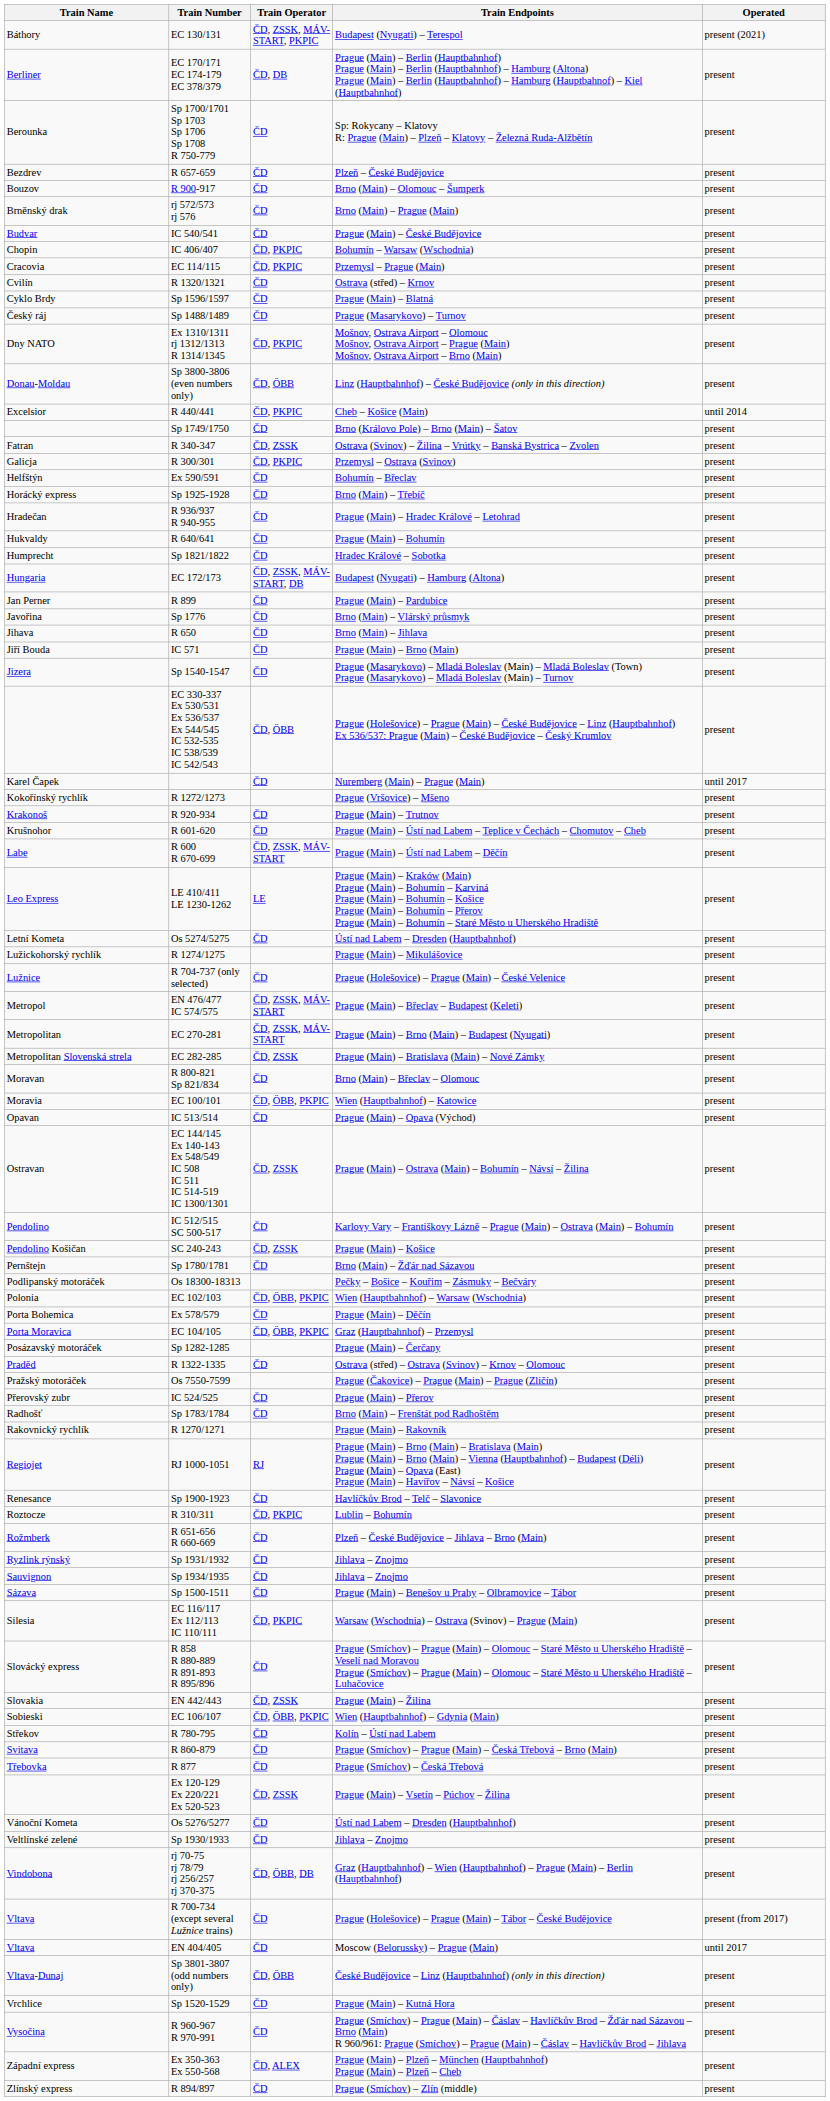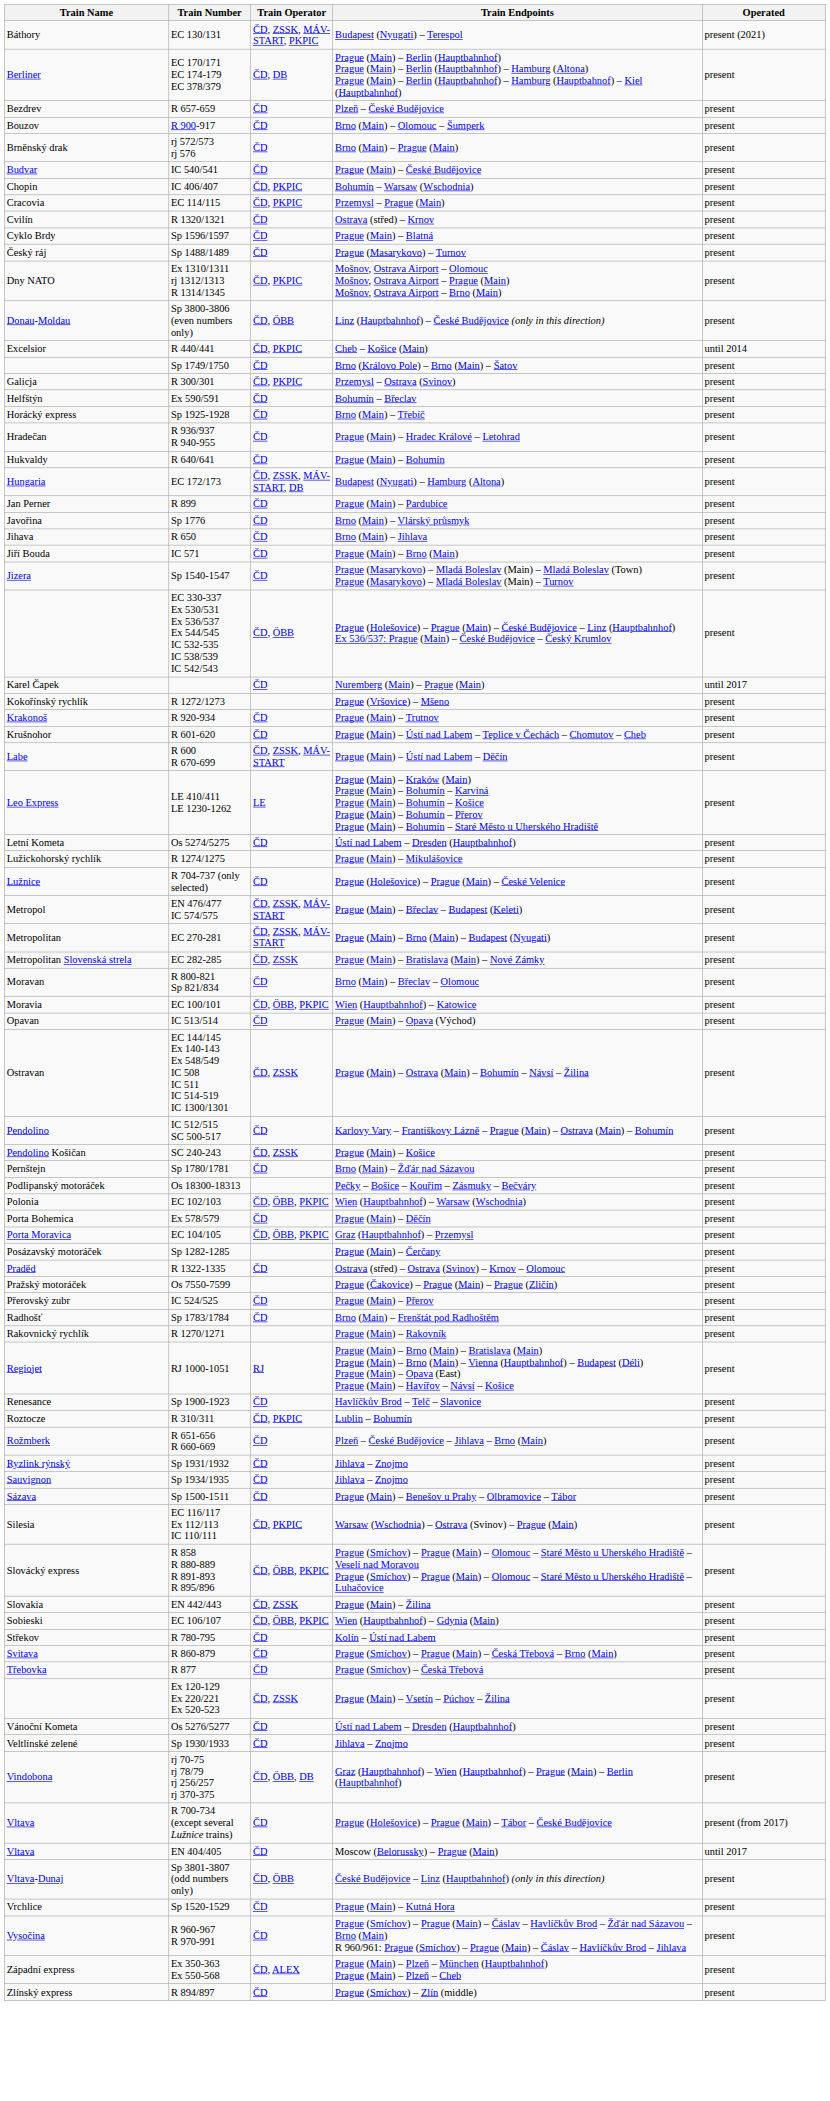- row: (200, 132)
- row: (193, 445)
- row: (200, 555)
(260, 1666) ČD -> (291, 1570) ČD, ÖBB, PKPIC
